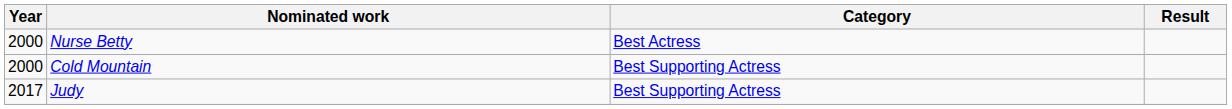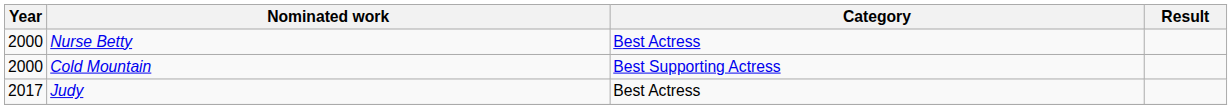(697, 91) Best Supporting Actress -> (657, 91) Best Actress
